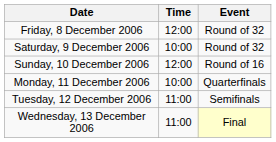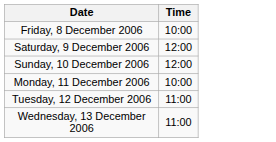- column: (234, 13)
(178, 30) 12:00 -> (178, 30) 10:00
(178, 47) 10:00 -> (178, 47) 12:00
